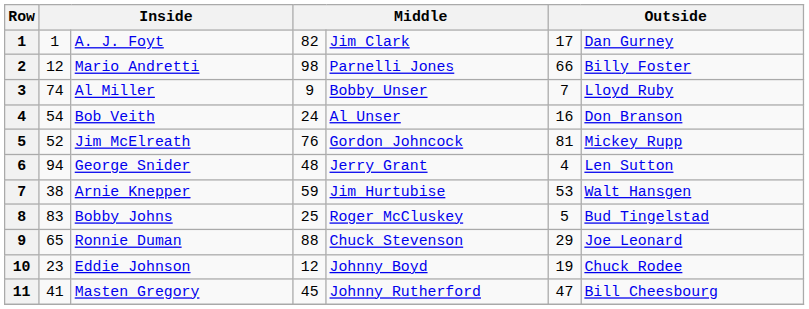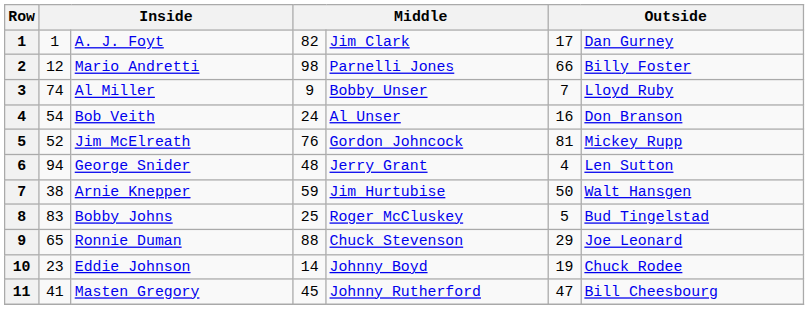(565, 192) 53 -> (565, 192) 50
(310, 266) 12 -> (310, 266) 14
